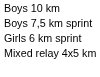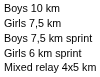+ row: (33, 23)
